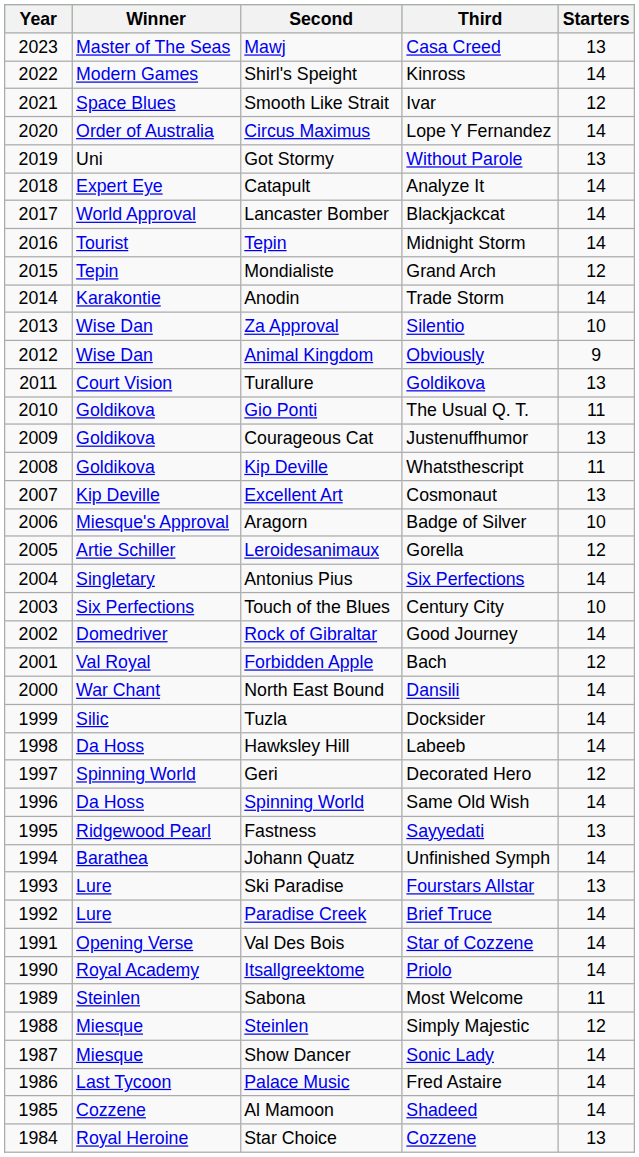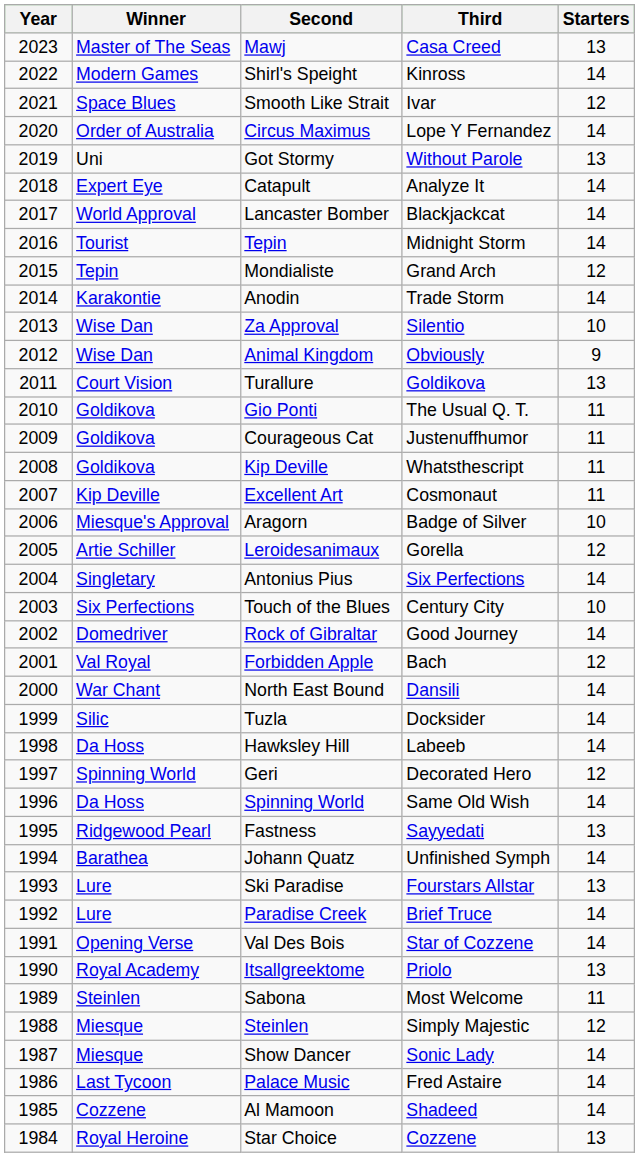(596, 439) 13 -> (596, 439) 11
(596, 495) 13 -> (596, 495) 11
(596, 970) 14 -> (596, 970) 13
